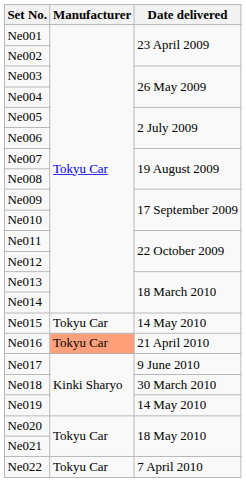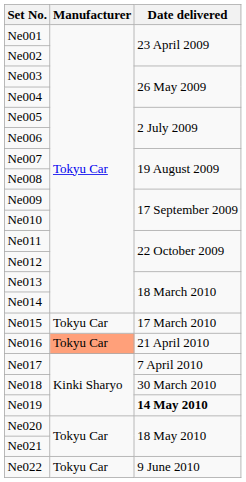(172, 323) 14 May 2010 -> (177, 323) 17 March 2010
(168, 364) 9 June 2010 -> (170, 364) 7 April 2010
(172, 405) normal -> (172, 405) bold
(170, 466) 7 April 2010 -> (168, 466) 9 June 2010
